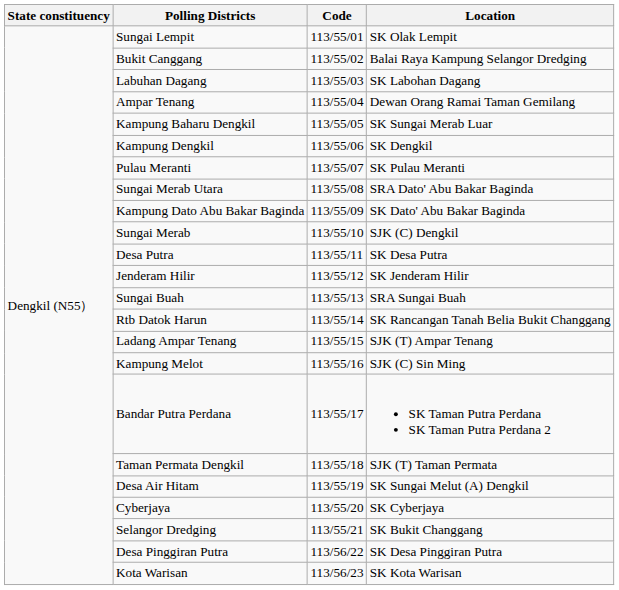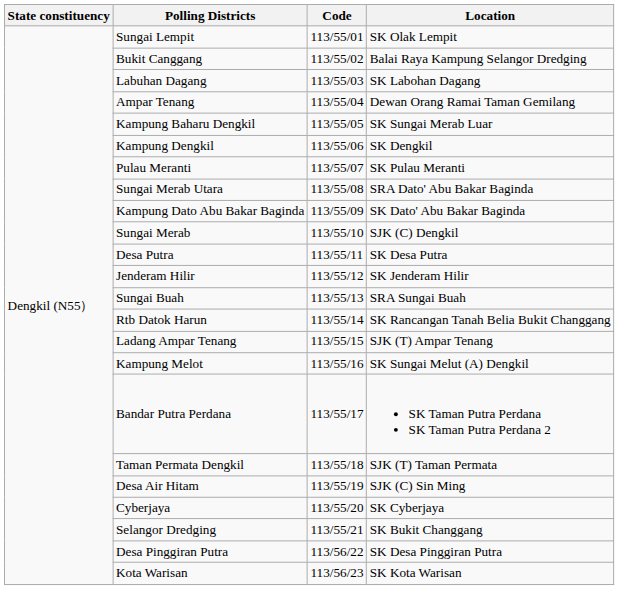(418, 363) SJK (C) Sin Ming -> (449, 363) SK Sungai Melut (A) Dengkil
(449, 485) SK Sungai Melut (A) Dengkil -> (418, 485) SJK (C) Sin Ming
